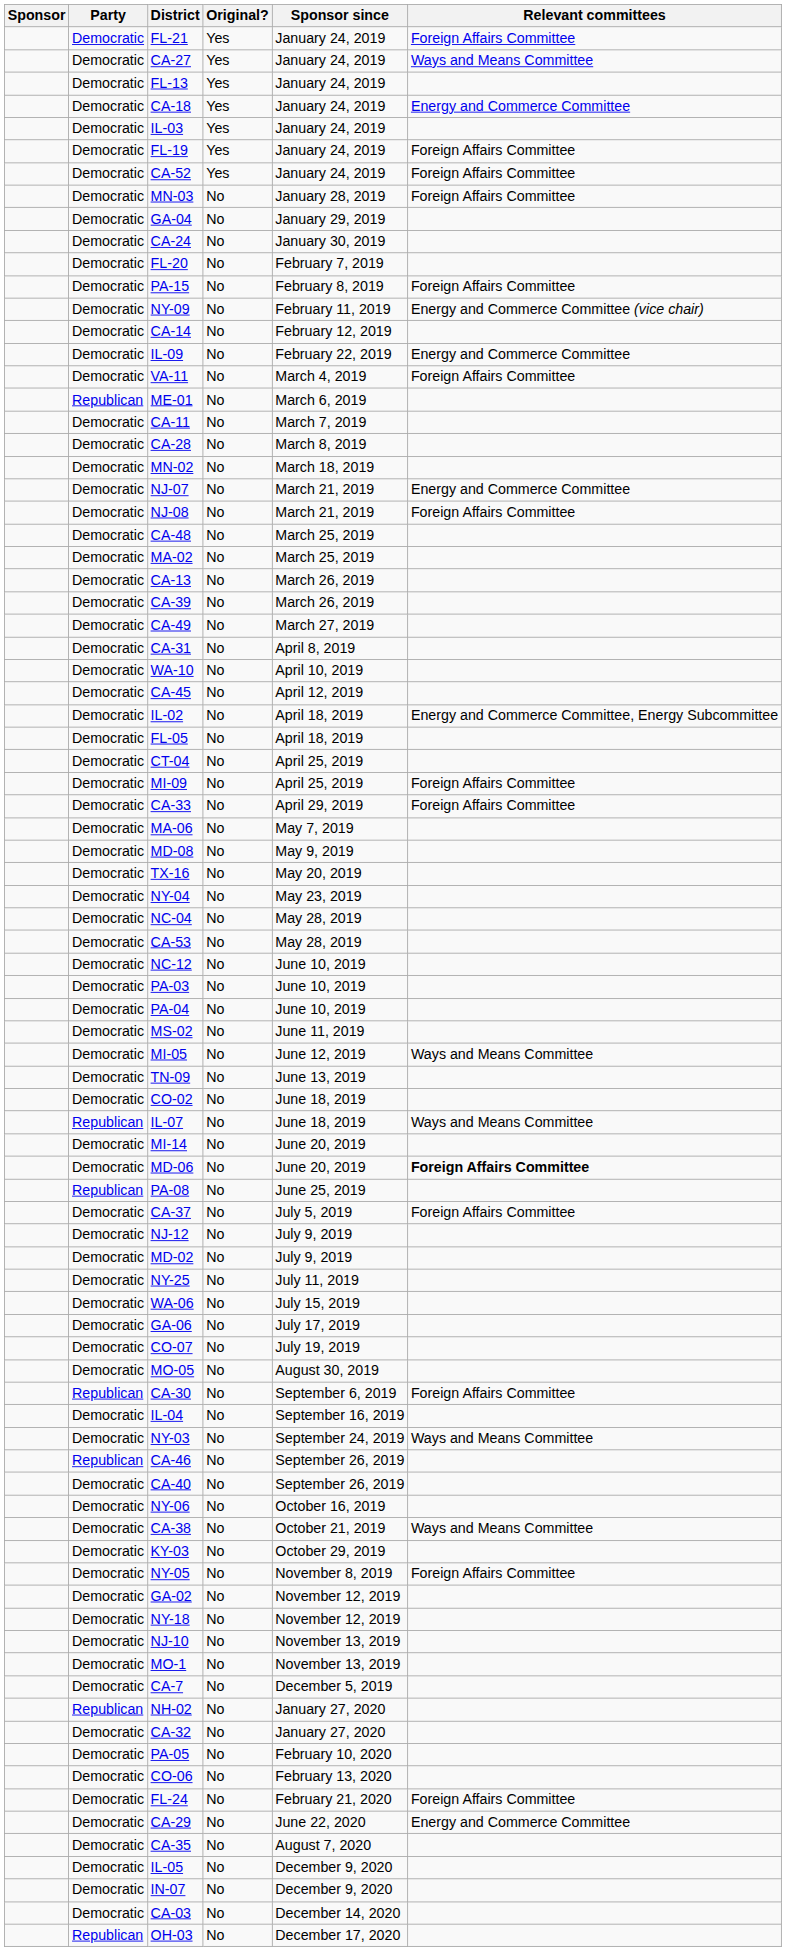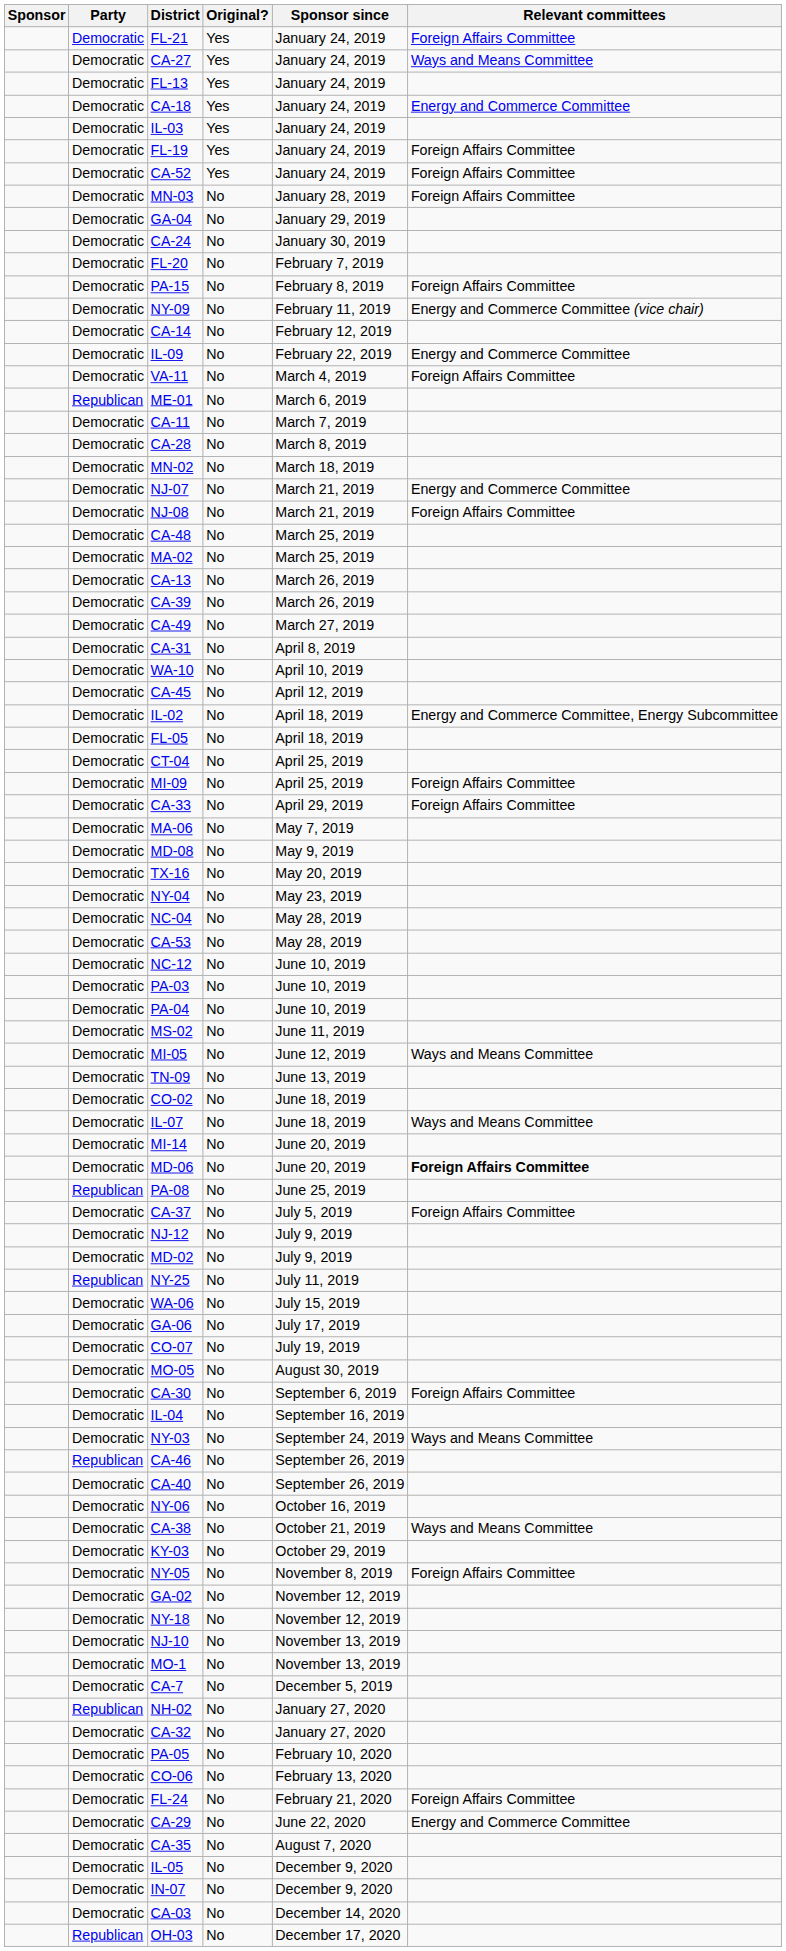(108, 1122) Republican -> (108, 1122) Democratic
(108, 1280) Democratic -> (108, 1280) Republican
(108, 1393) Republican -> (108, 1393) Democratic
